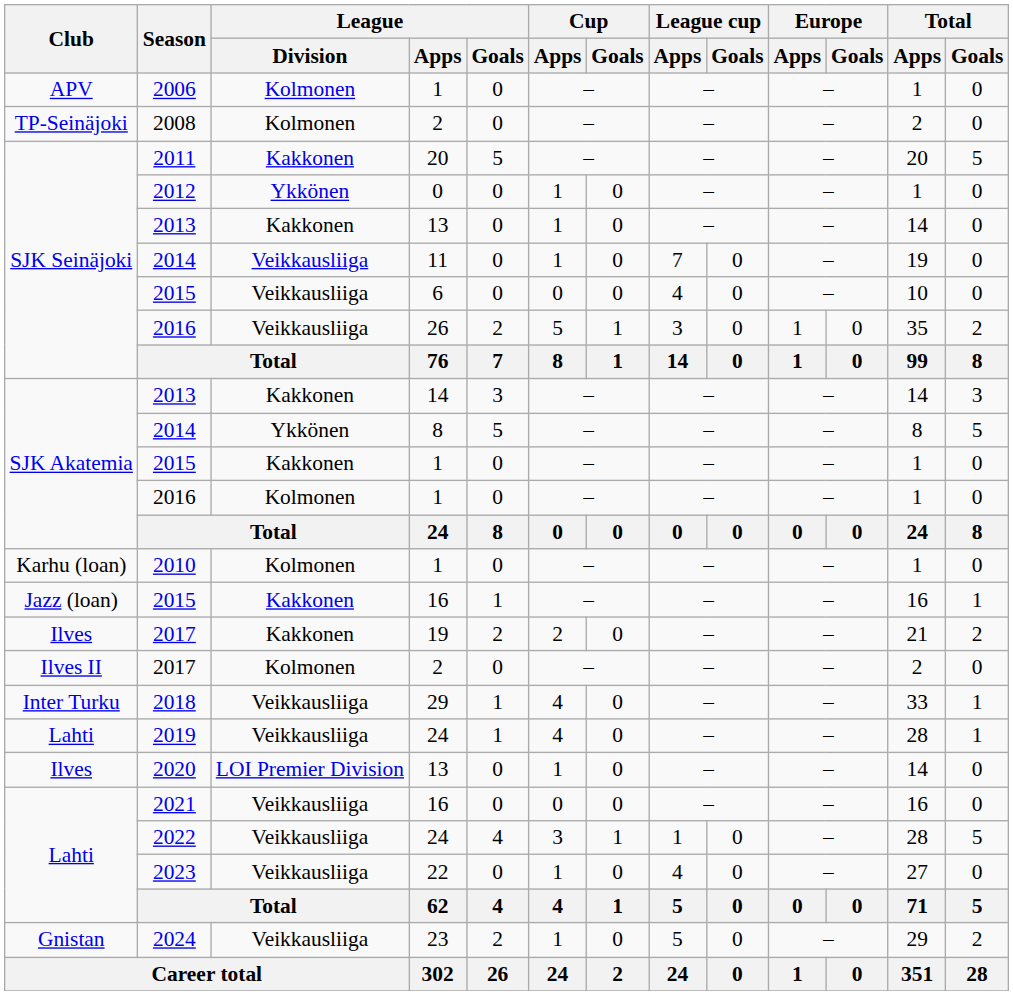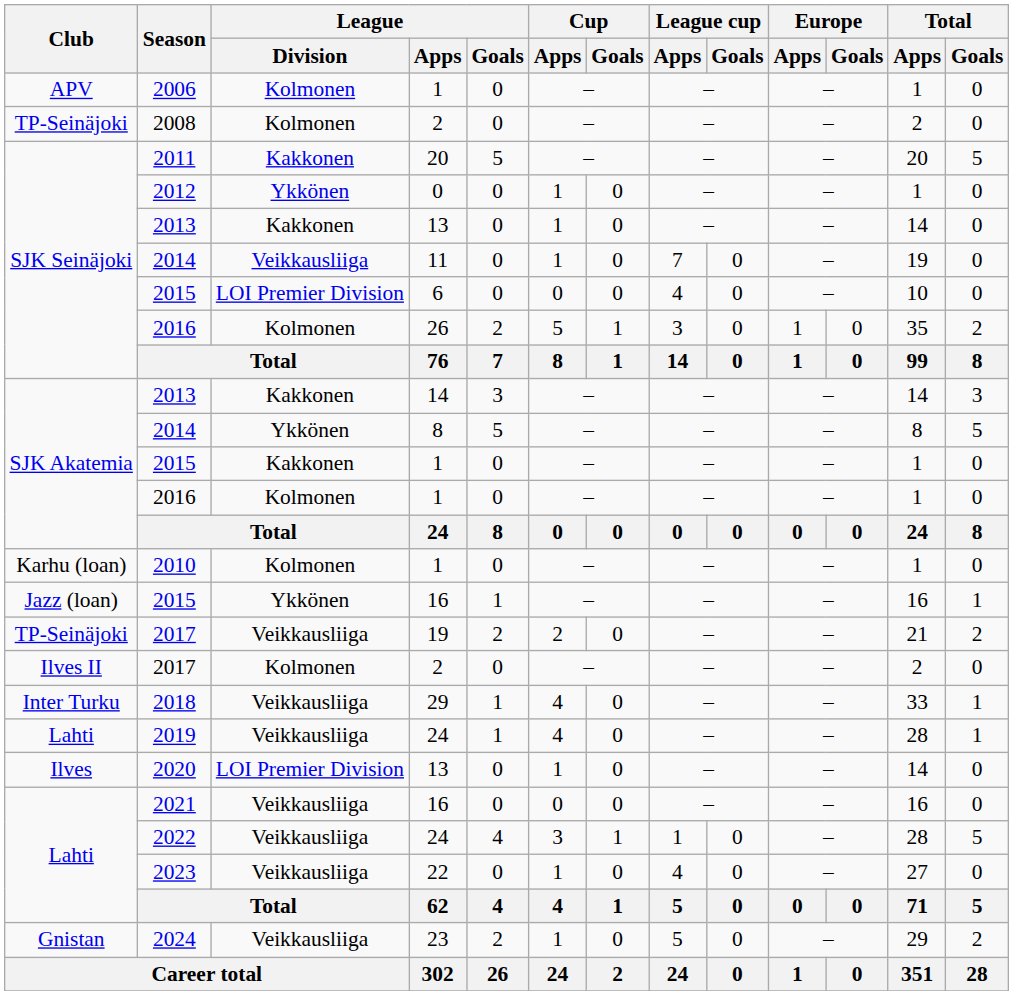(310, 293) Veikkausliiga -> (310, 293) LOI Premier Division
(310, 327) Veikkausliiga -> (310, 327) Kolmonen
(310, 599) Kakkonen -> (310, 599) Ykkönen
(71, 633) Ilves -> (71, 633) TP-Seinäjoki
(310, 633) Kakkonen -> (310, 633) Veikkausliiga
